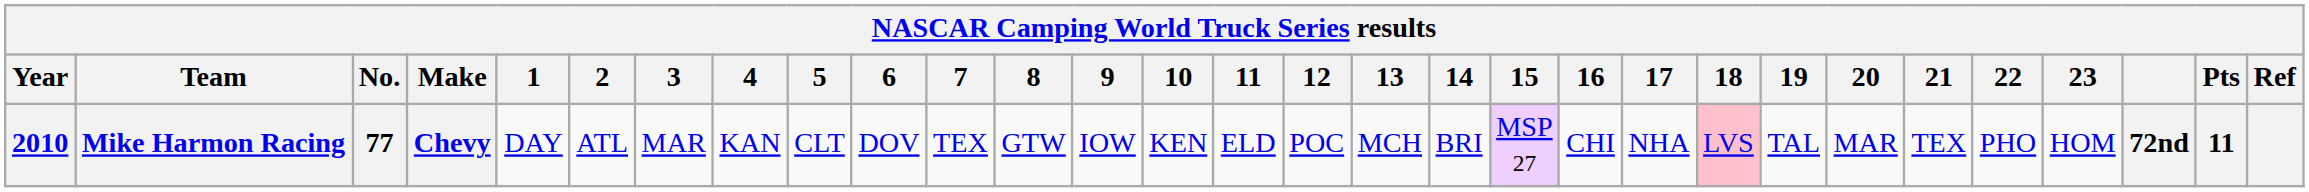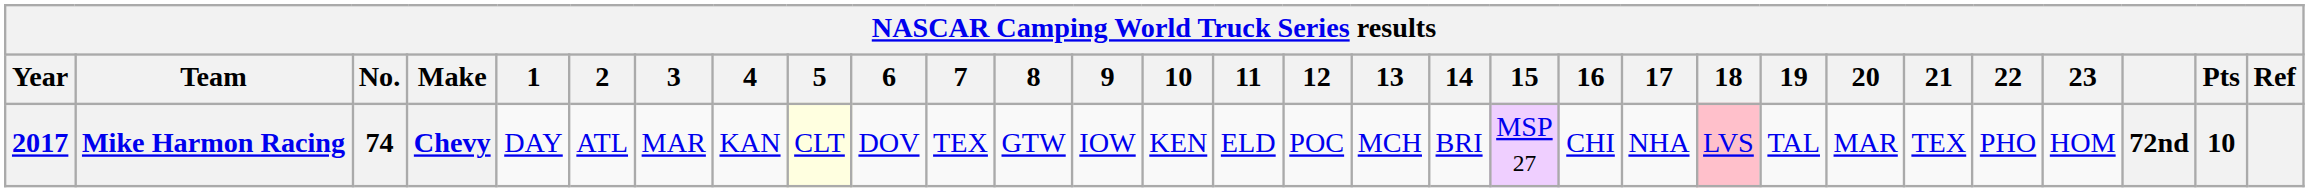(40, 144) 2010 -> (40, 144) 2017
(379, 144) 77 -> (379, 144) 74
(819, 144) no background -> (819, 144) lightyellow background
(2221, 144) 11 -> (2221, 144) 10
